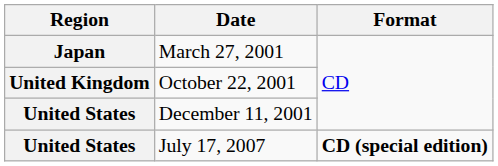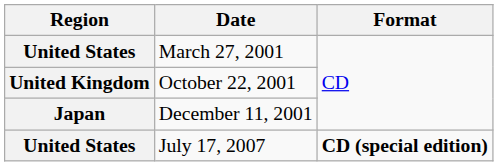(79, 51) Japan -> (79, 51) United States
(79, 113) United States -> (79, 113) Japan
